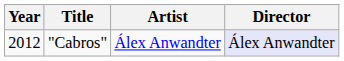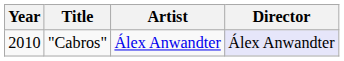(24, 42) 2012 -> (24, 42) 2010
